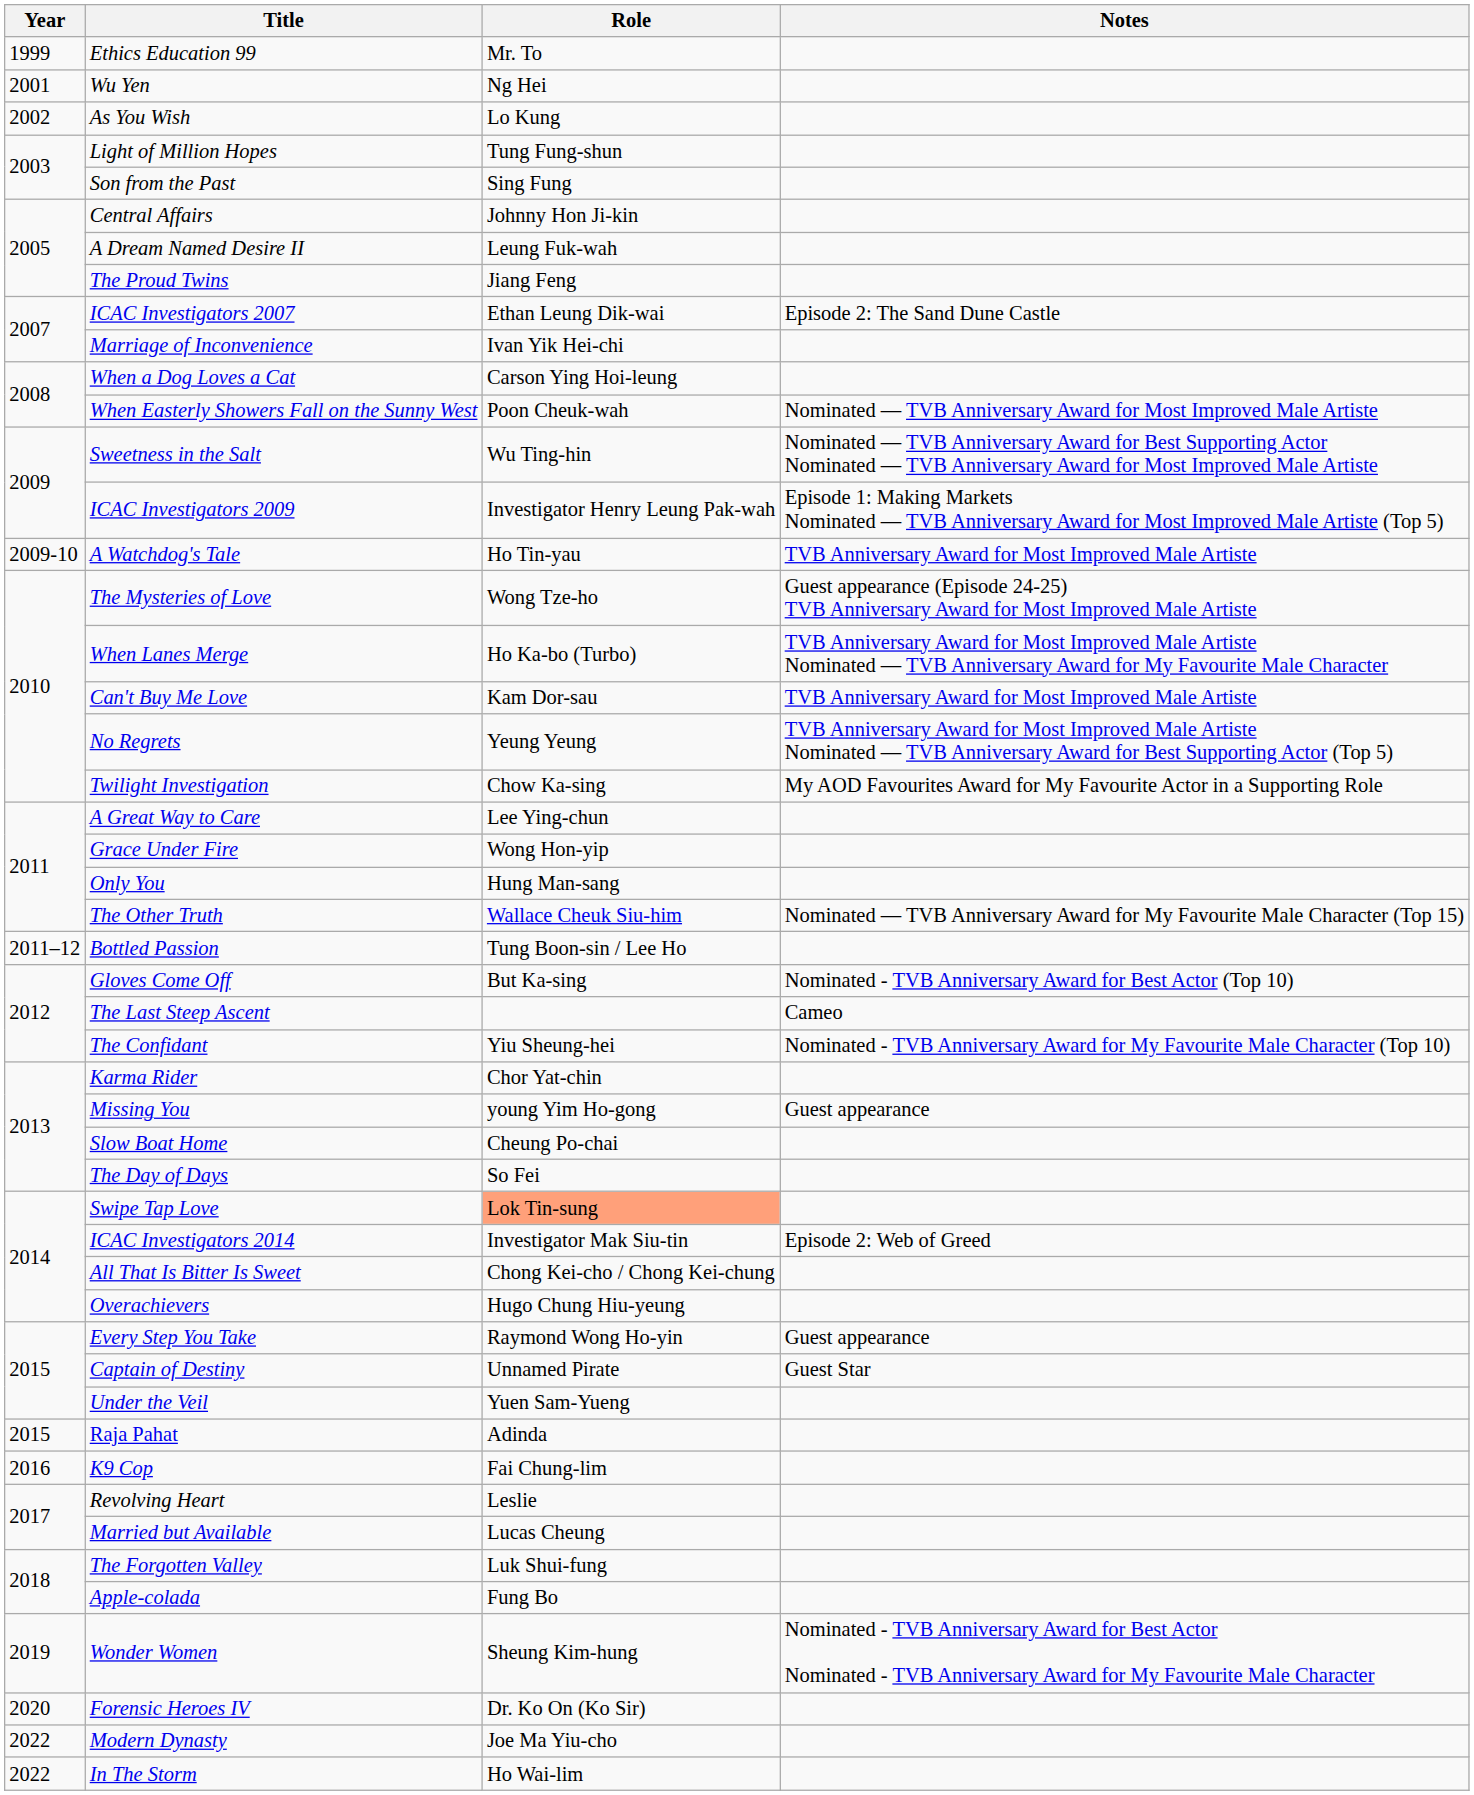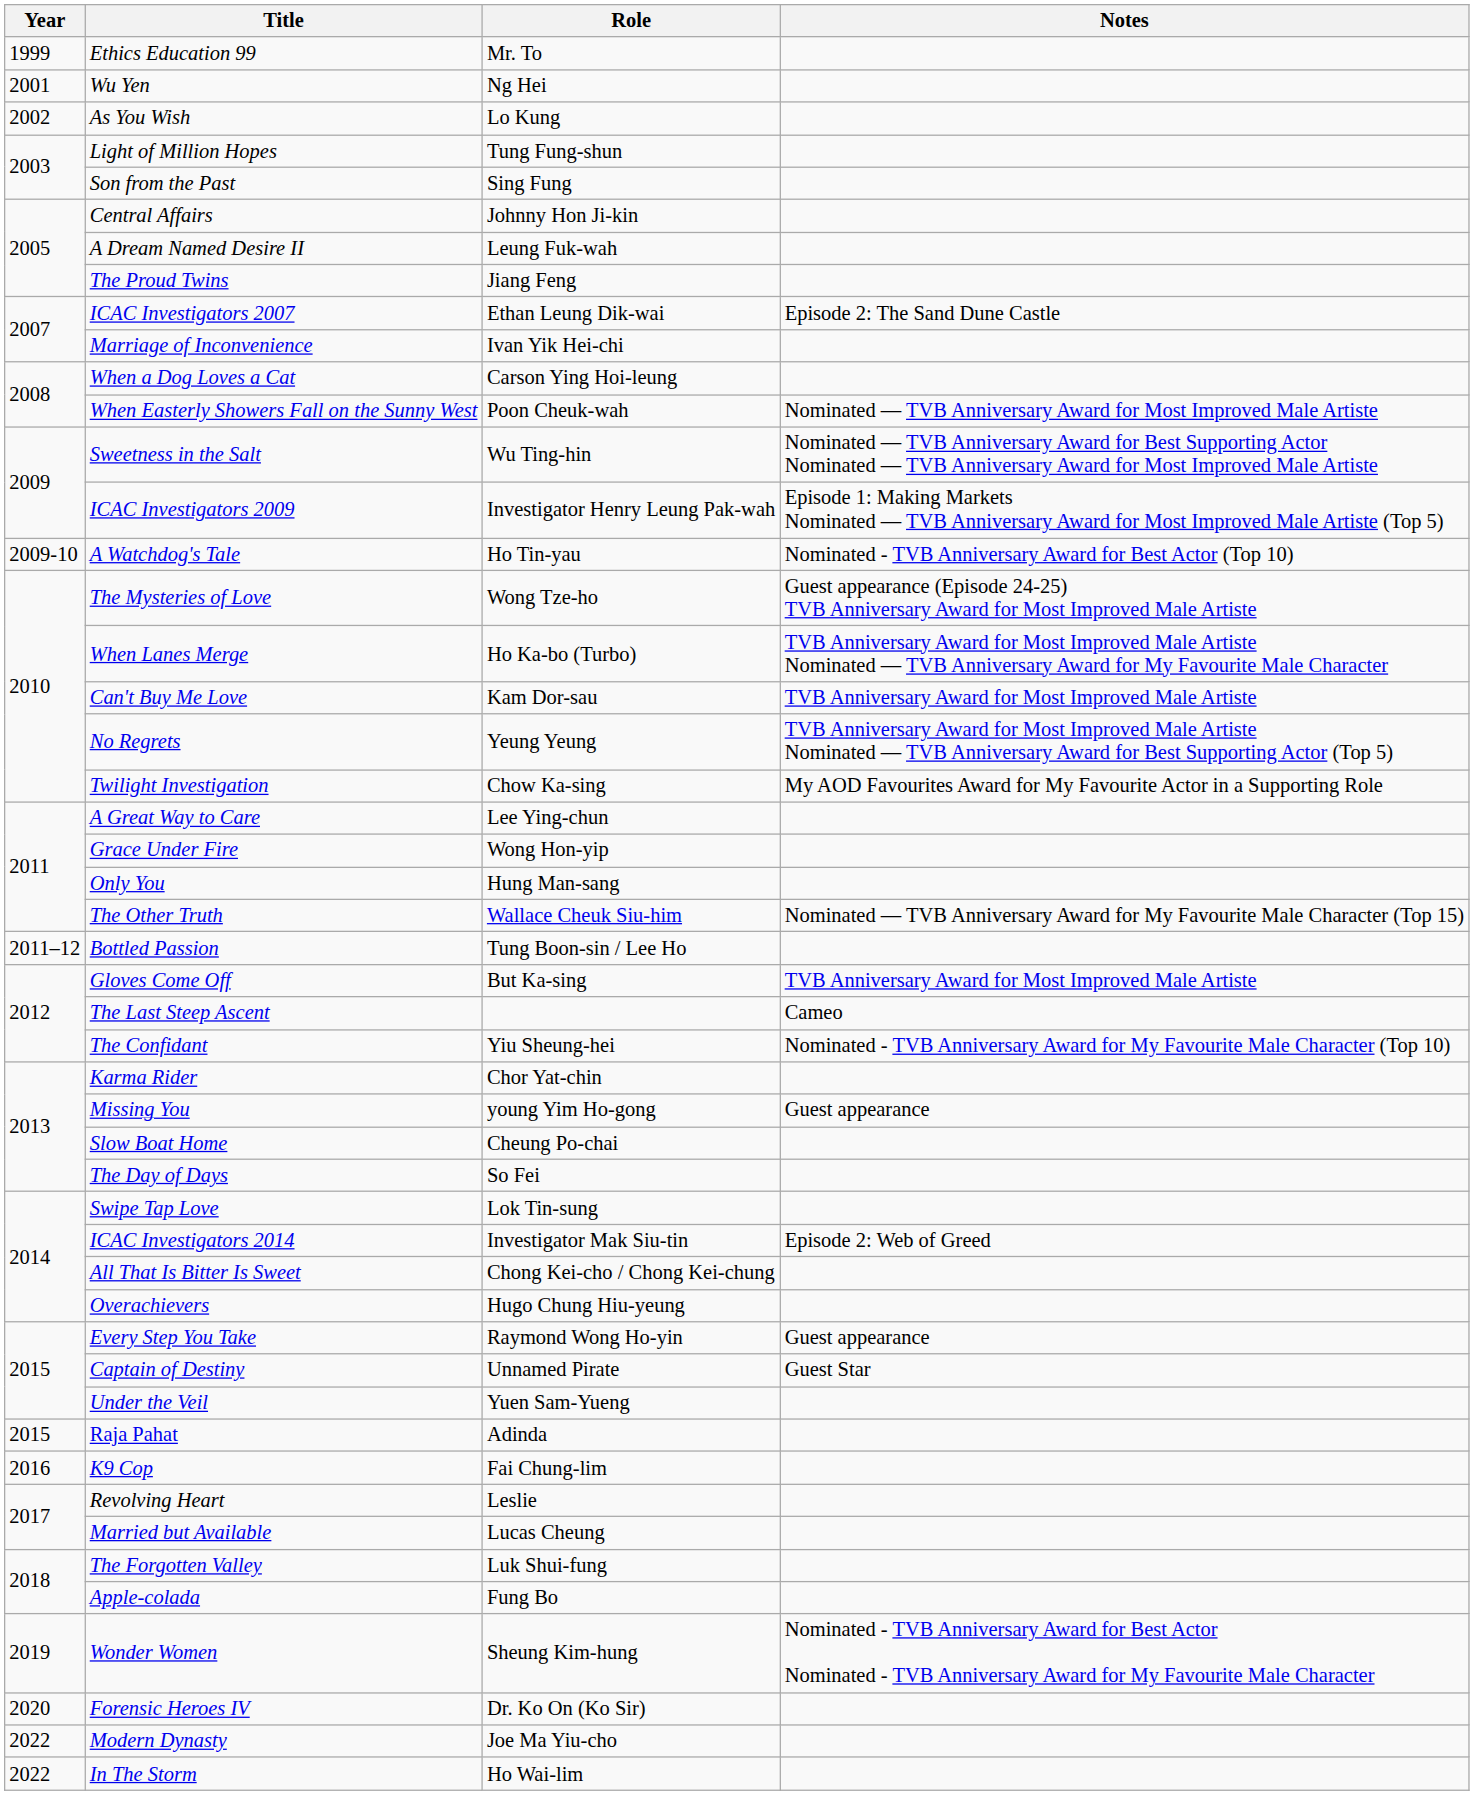(1021, 554) TVB Anniversary Award for Most Improved Male Artiste -> (1039, 554) Nominated - TVB Anniversary Award for Best Actor (Top 10)
(1039, 980) Nominated - TVB Anniversary Award for Best Actor (Top 10) -> (1021, 980) TVB Anniversary Award for Most Improved Male Artiste
(542, 1207) lightsalmon background -> (542, 1207) no background
